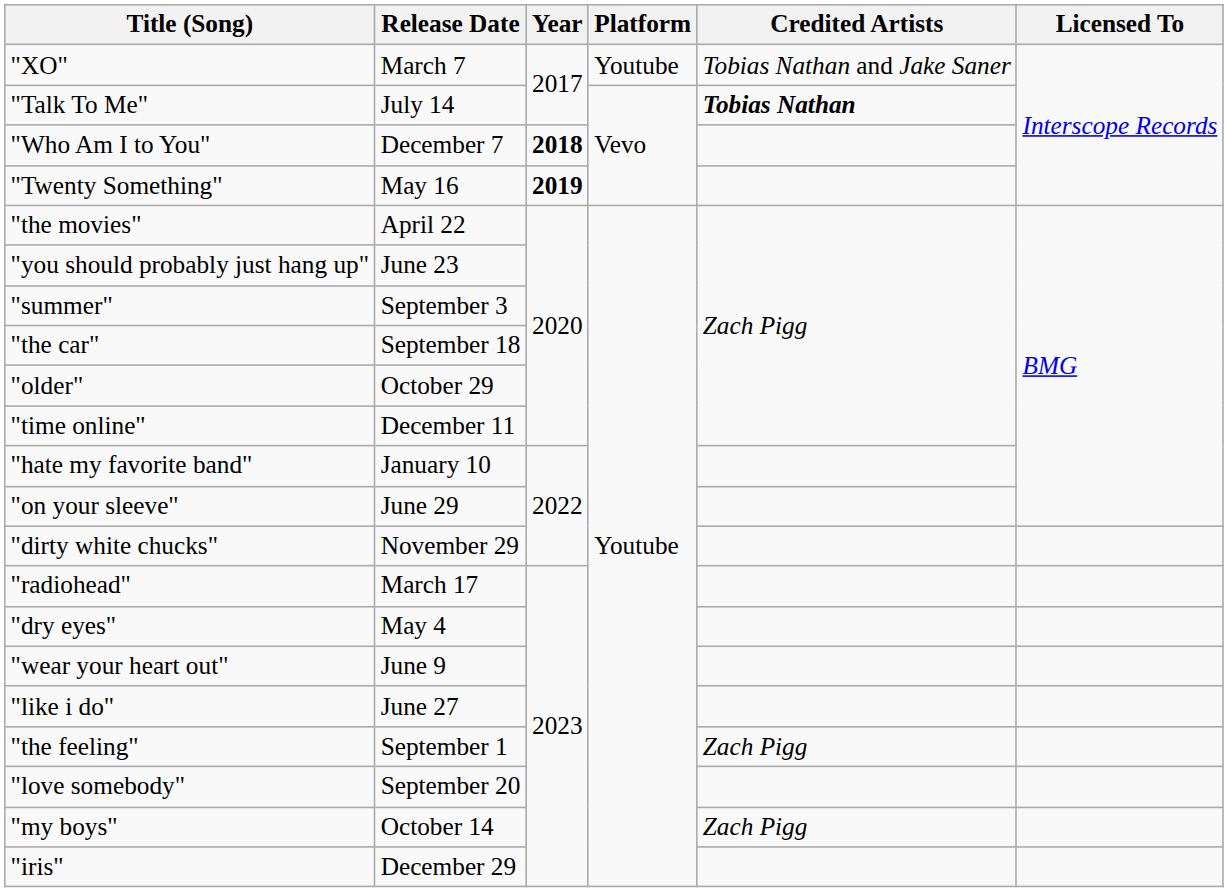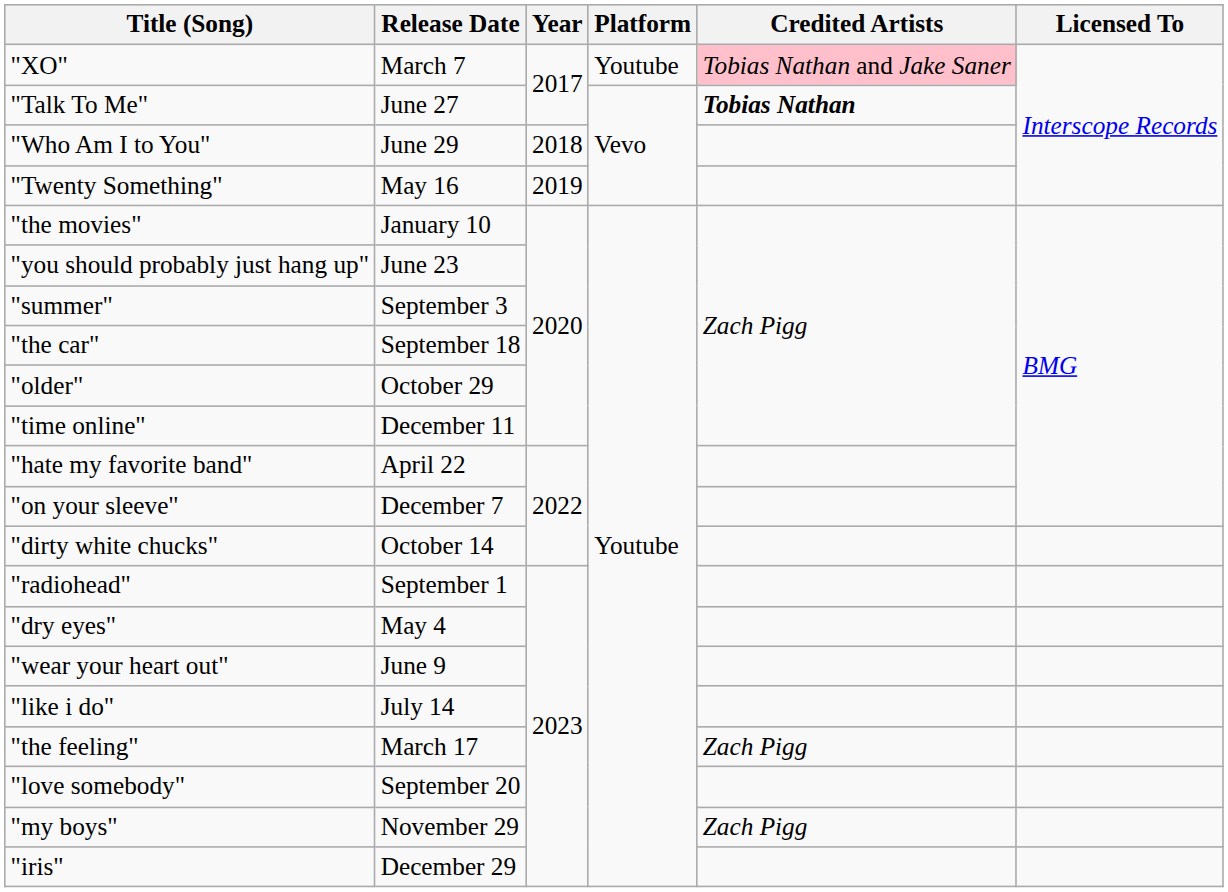(857, 64) no background -> (857, 64) pink background
(418, 104) July 14 -> (420, 104) June 27
(442, 144) December 7 -> (420, 144) June 29
(557, 144) bold -> (557, 144) normal
(557, 184) bold -> (557, 184) normal
(423, 225) April 22 -> (436, 225) January 10
(436, 465) January 10 -> (423, 465) April 22
(420, 505) June 29 -> (442, 505) December 7
(450, 545) November 29 -> (437, 545) October 14
(429, 585) March 17 -> (444, 585) September 1
(420, 706) June 27 -> (418, 706) July 14
(444, 746) September 1 -> (429, 746) March 17
(437, 826) October 14 -> (450, 826) November 29
